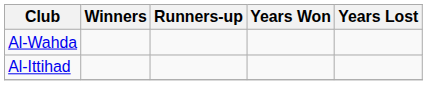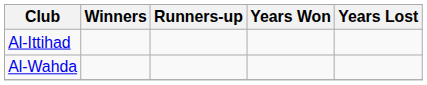rows swapped: (39, 67) <-> (43, 42)
